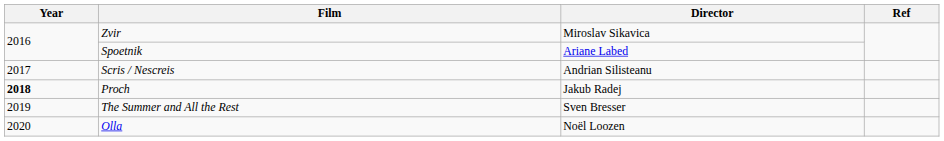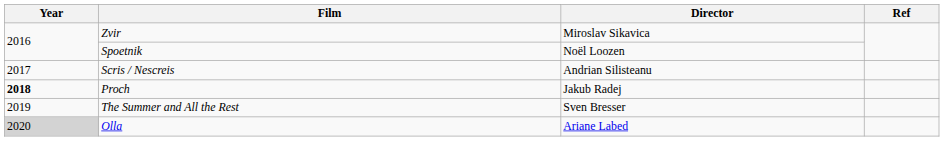(596, 51) Ariane Labed -> (594, 51) Noël Loozen
(19, 126) no background -> (19, 126) lightgrey background
(594, 126) Noël Loozen -> (596, 126) Ariane Labed
